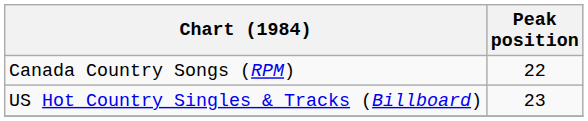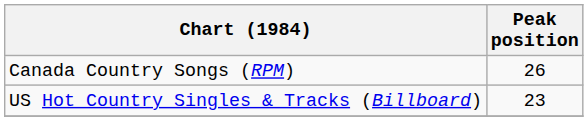(535, 71) 22 -> (535, 71) 26
